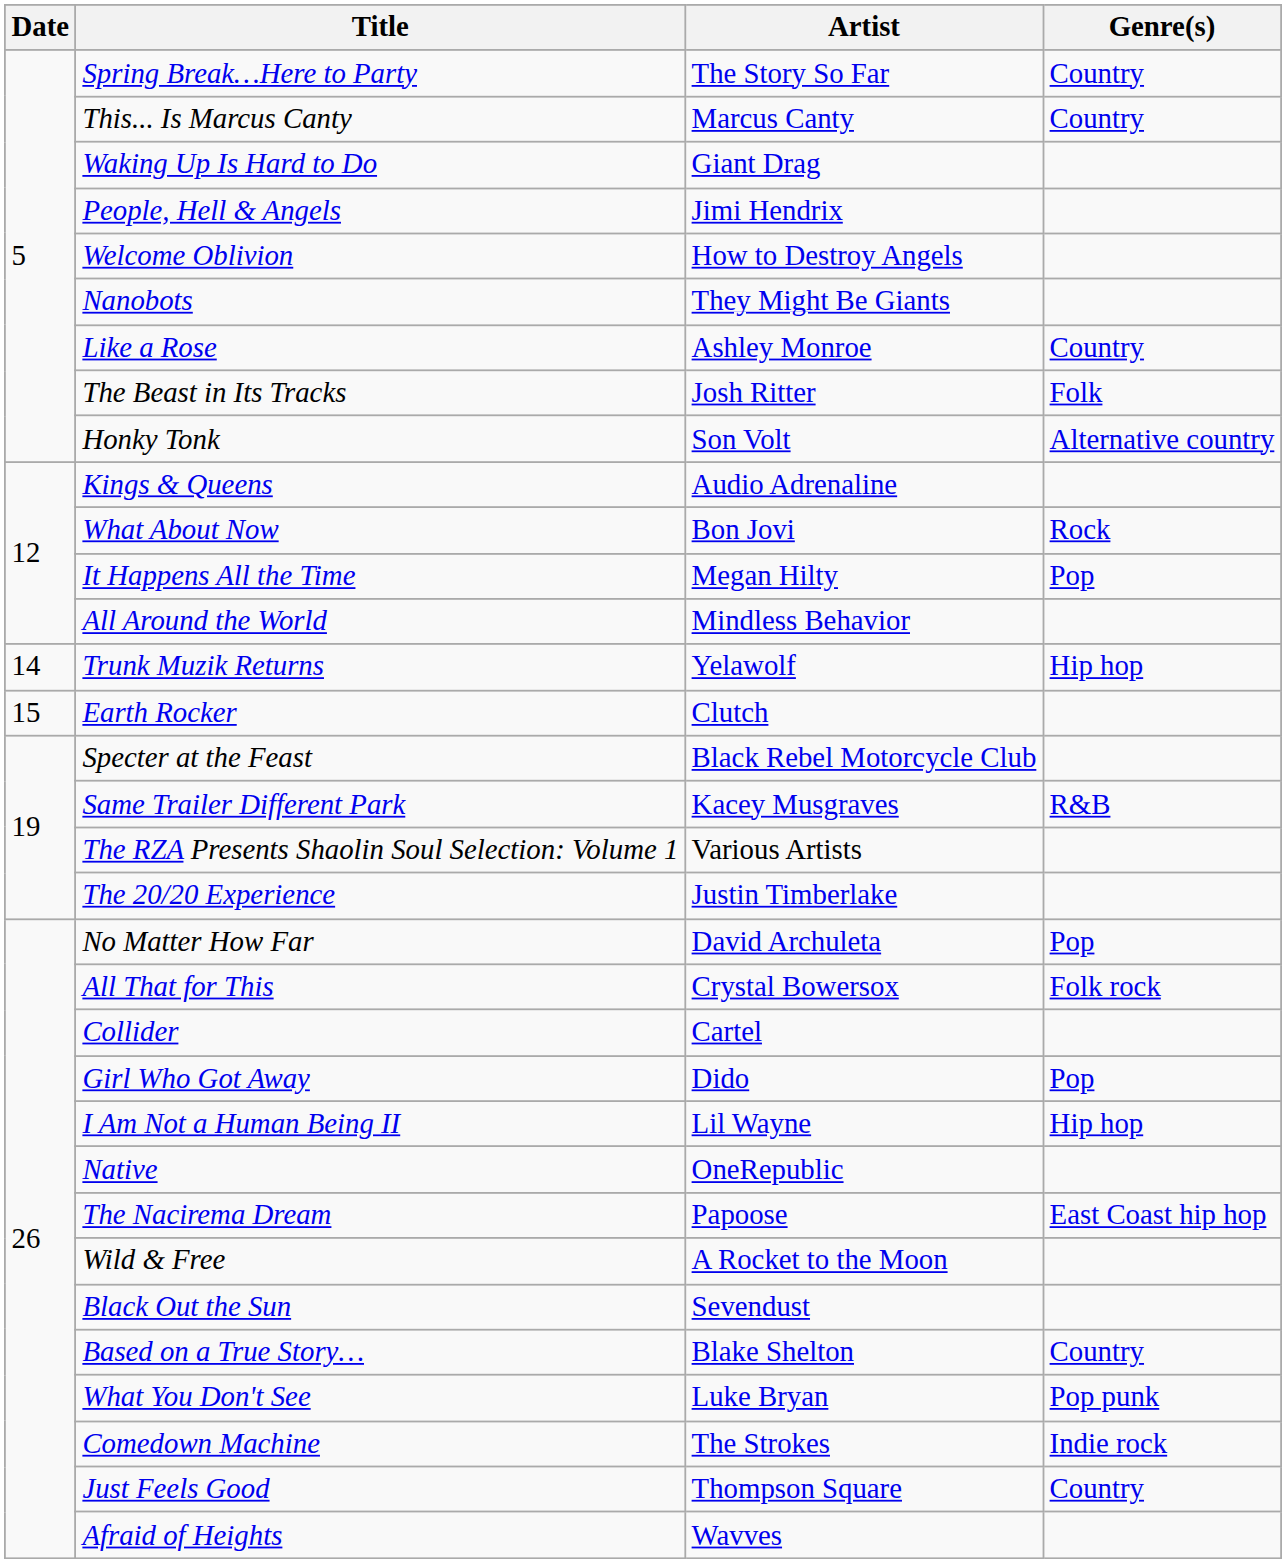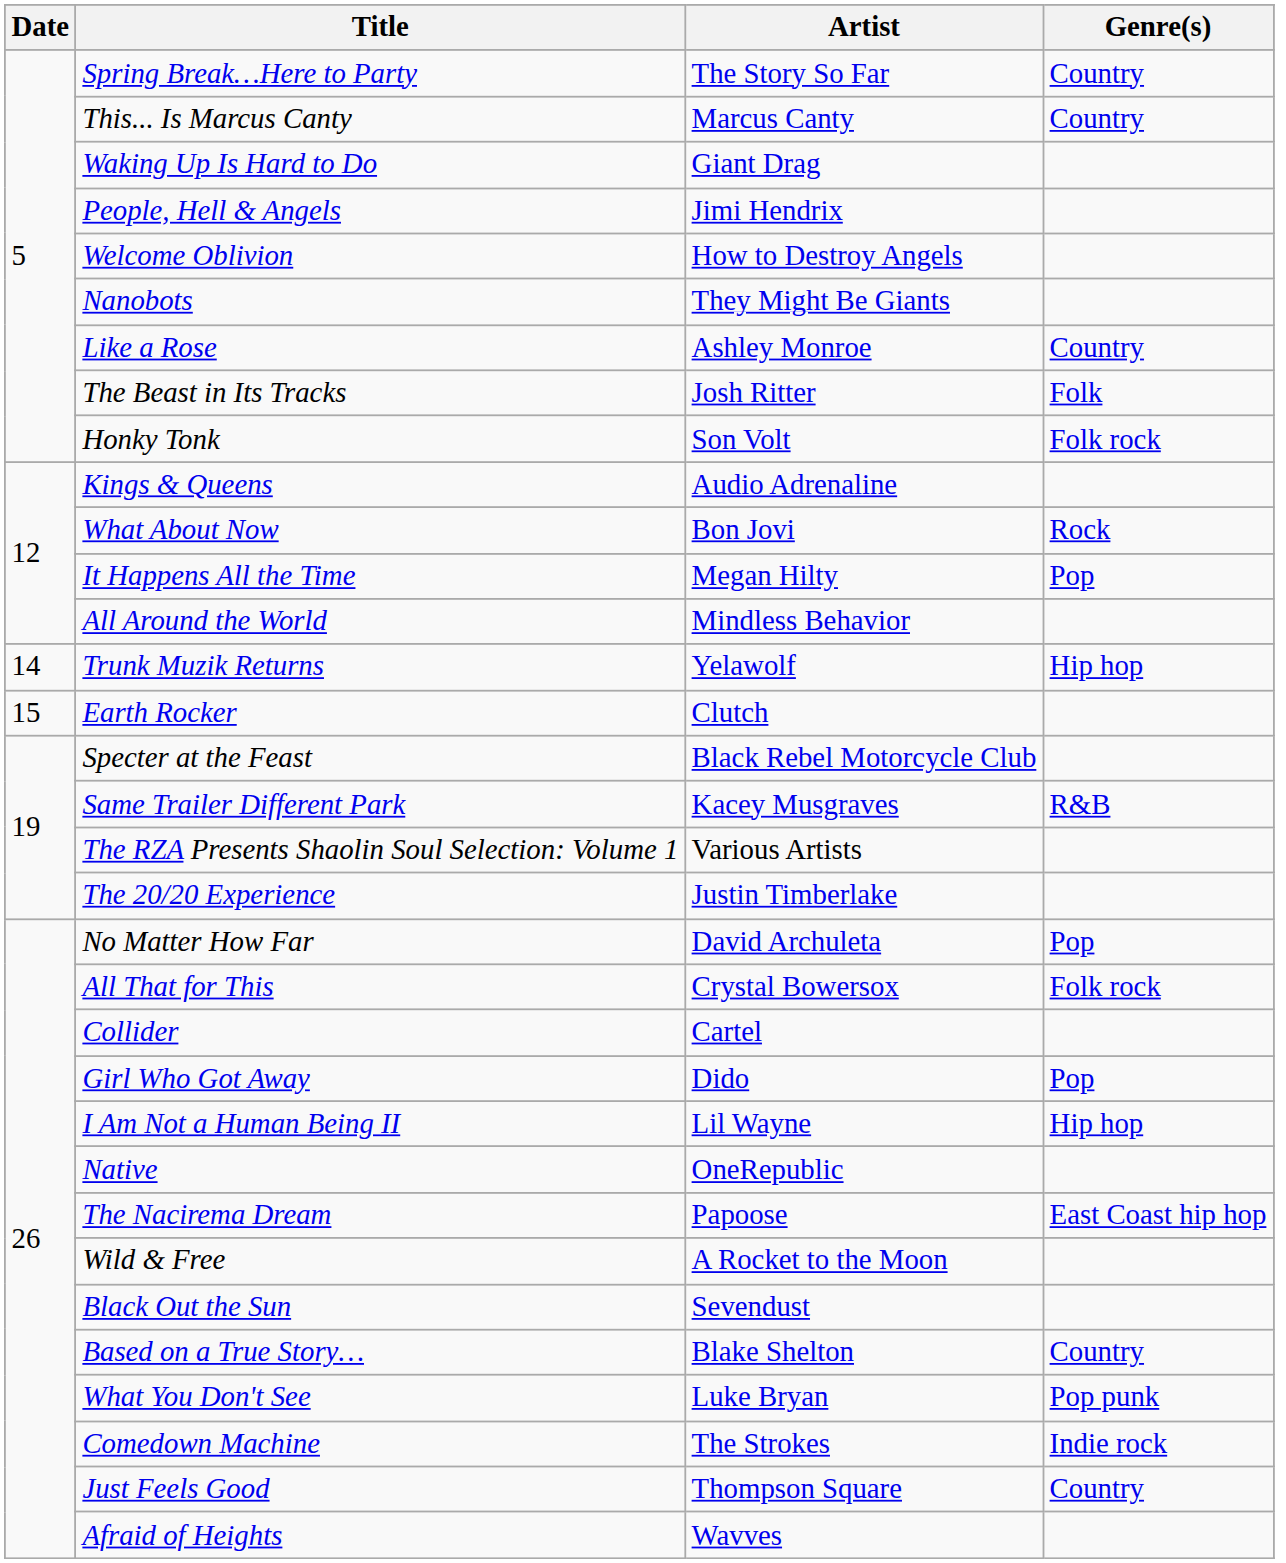(1162, 438) Alternative country -> (1105, 438) Folk rock
